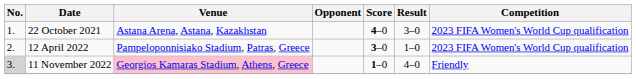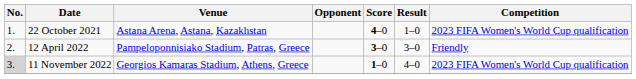(412, 30) 3–0 -> (412, 30) 1–0
(412, 47) 1–0 -> (412, 47) 3–0
(530, 47) 2023 FIFA Women's World Cup qualification -> (450, 47) Friendly
(212, 64) pink background -> (212, 64) no background
(450, 64) Friendly -> (530, 64) 2023 FIFA Women's World Cup qualification
